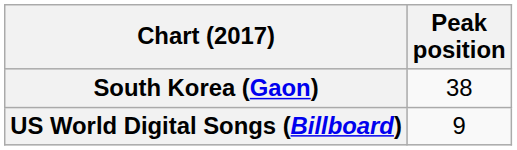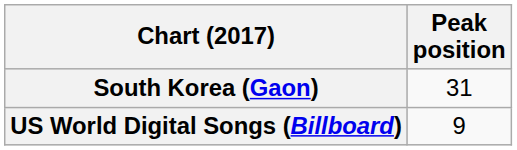(459, 88) 38 -> (459, 88) 31
